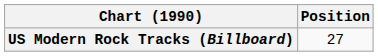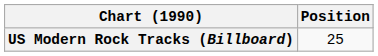(335, 40) 27 -> (335, 40) 25
